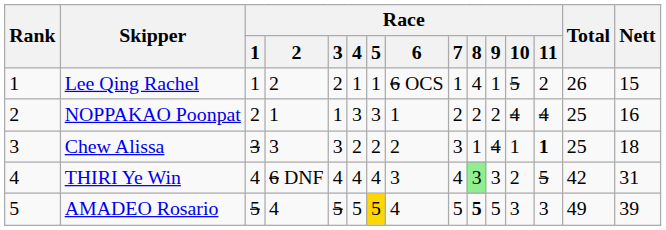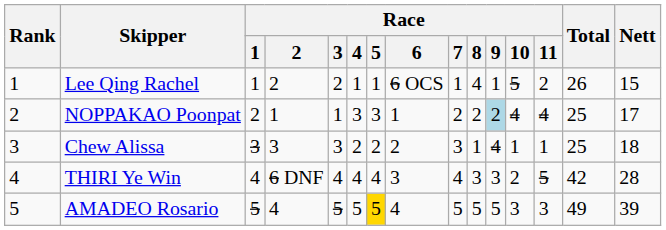(496, 114) no background -> (496, 114) lightblue background
(629, 114) 16 -> (629, 114) 17
(544, 146) bold -> (544, 146) normal
(477, 177) lightgreen background -> (477, 177) no background
(629, 177) 31 -> (629, 177) 28
(477, 209) bold -> (477, 209) normal
